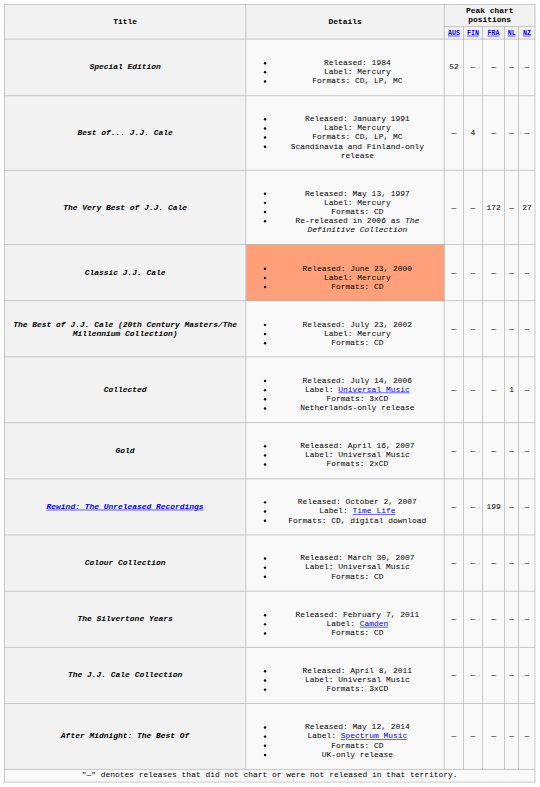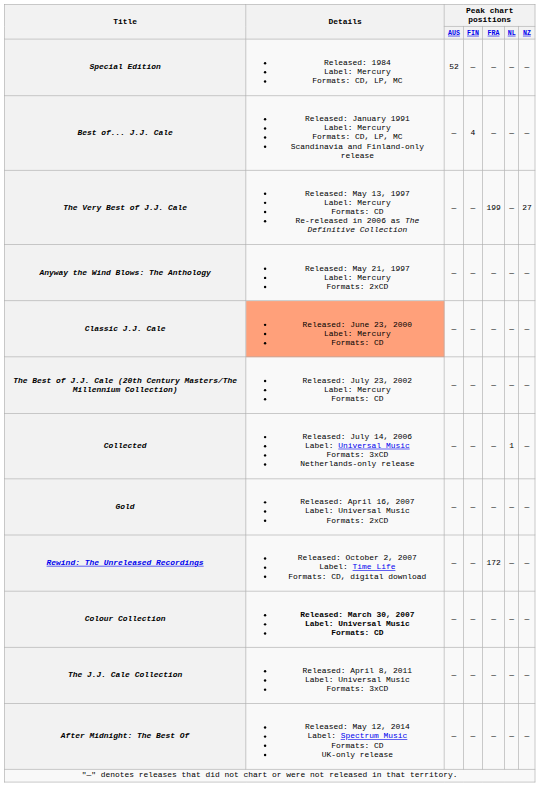(494, 207) 172 -> (494, 207) 199
+ row: (125, 273)
(494, 507) 199 -> (494, 563) 172
(345, 568) normal -> (345, 624) bold
- row: (125, 619)
